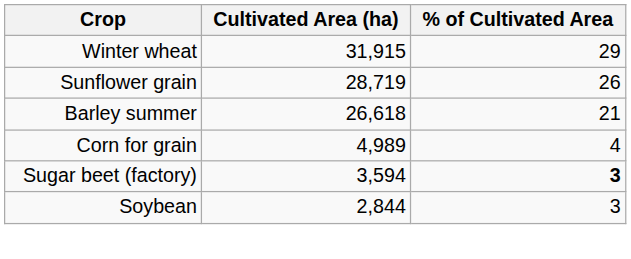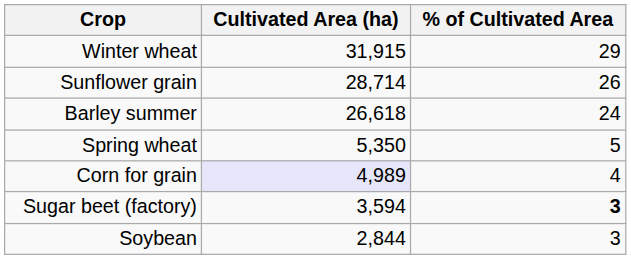(376, 82) 28,719 -> (376, 82) 28,714
(610, 113) 21 -> (610, 113) 24
+ row: (139, 144)
(381, 144) no background -> (381, 176) lavender background
